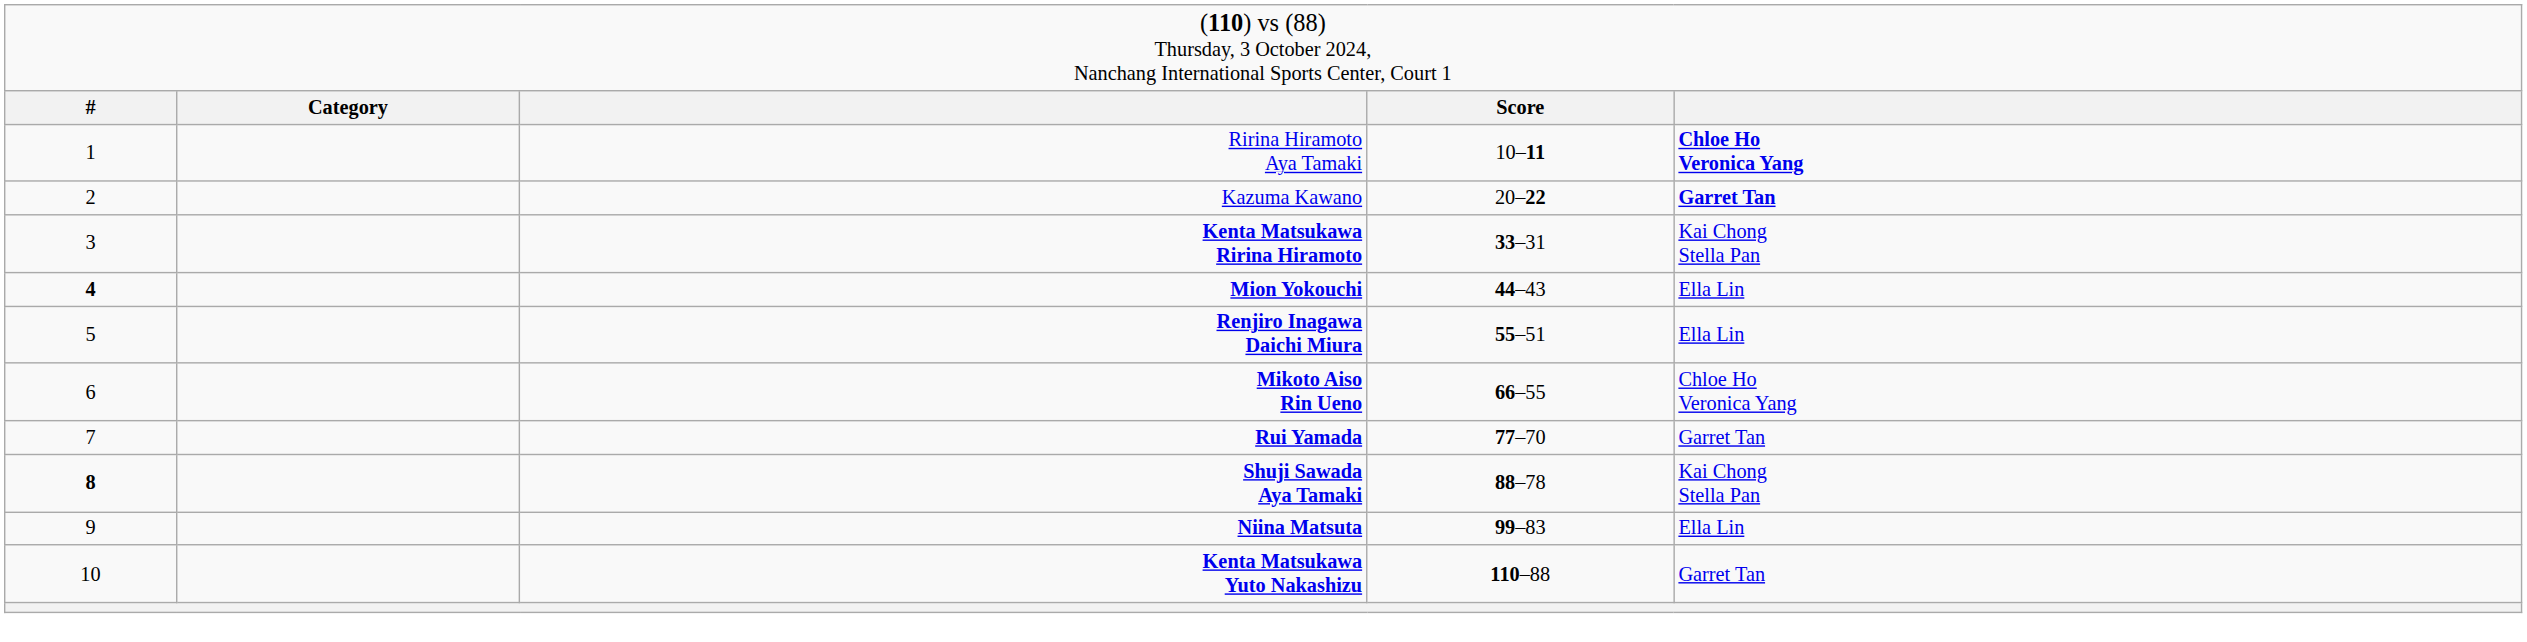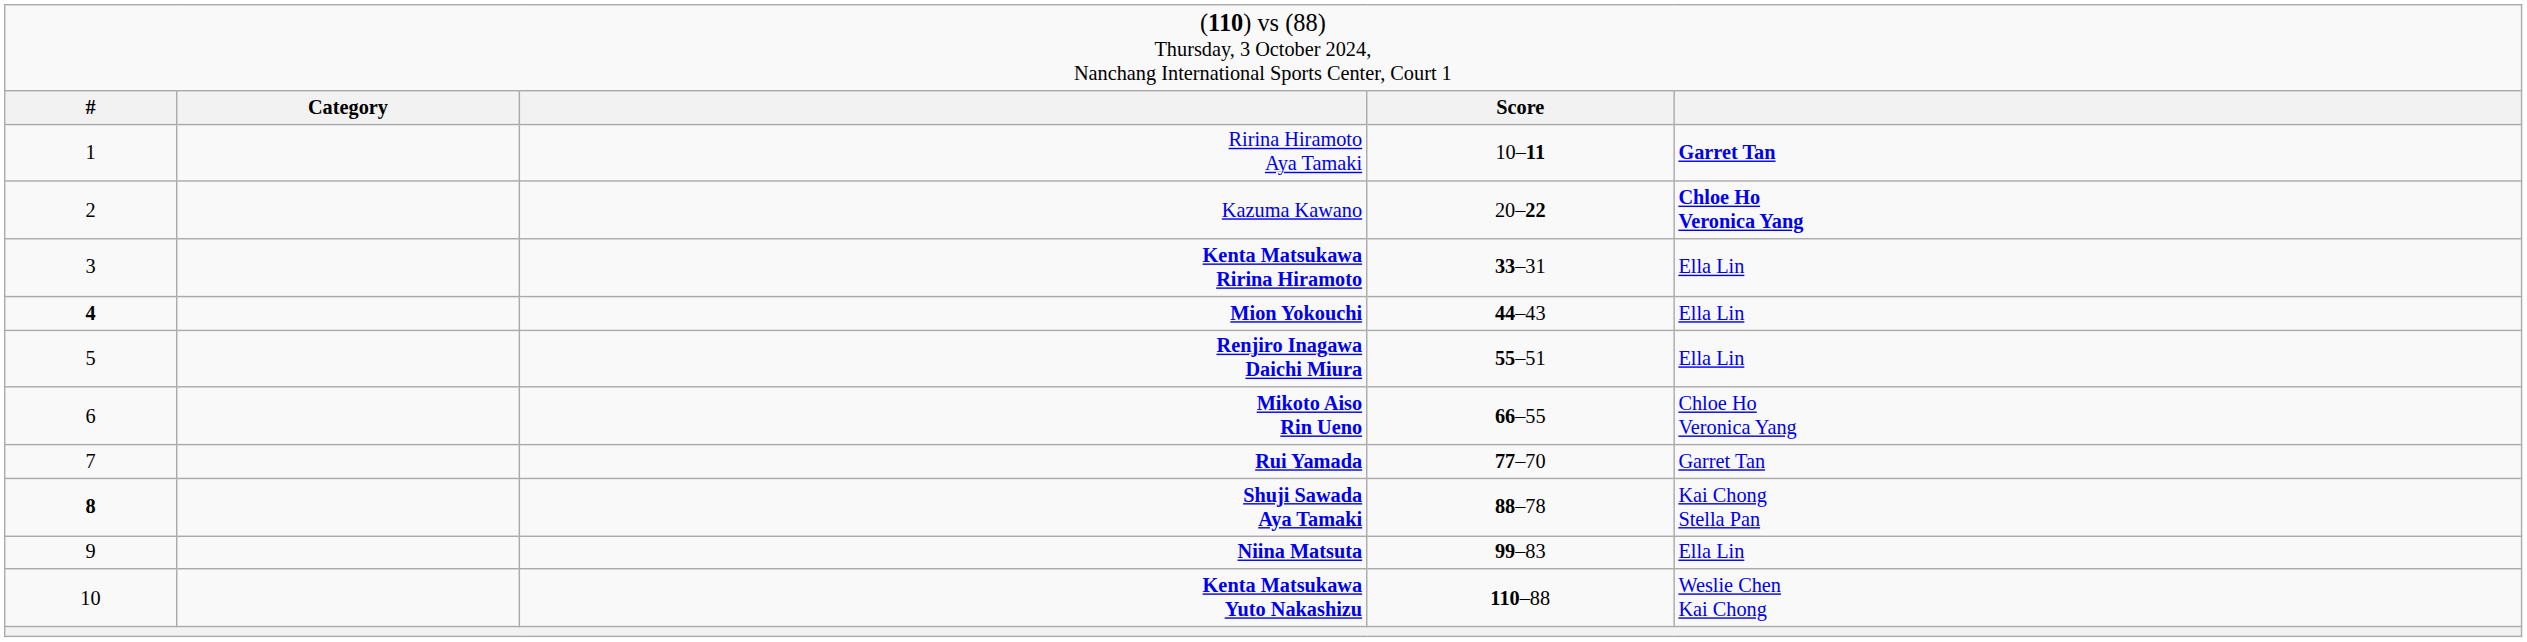(1741, 152) Chloe Ho Veronica Yang -> (1727, 152) Garret Tan
(1727, 198) Garret Tan -> (1741, 210) Chloe Ho Veronica Yang
(1723, 243) Kai Chong Stella Pan -> (1711, 267) Ella Lin
(1722, 574) Garret Tan -> (1730, 597) Weslie Chen Kai Chong
